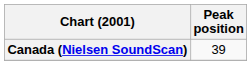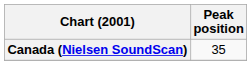(219, 49) 39 -> (219, 49) 35
